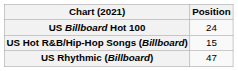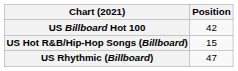(211, 27) 24 -> (211, 27) 42
